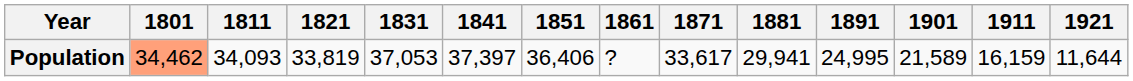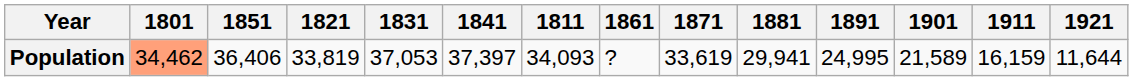columns swapped: (247, 22) <-> (560, 22)
(698, 57) 33,617 -> (698, 57) 33,619
